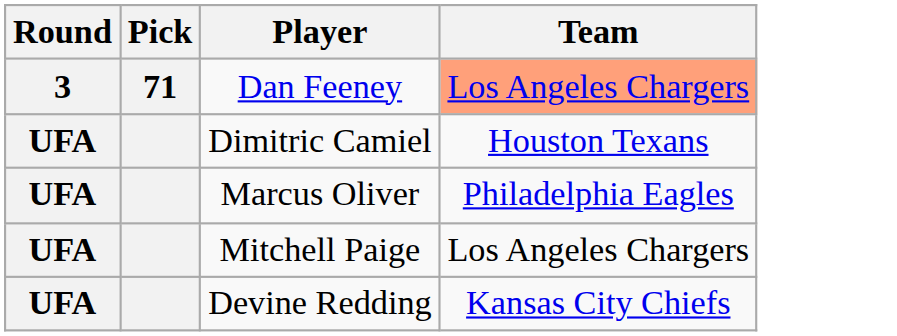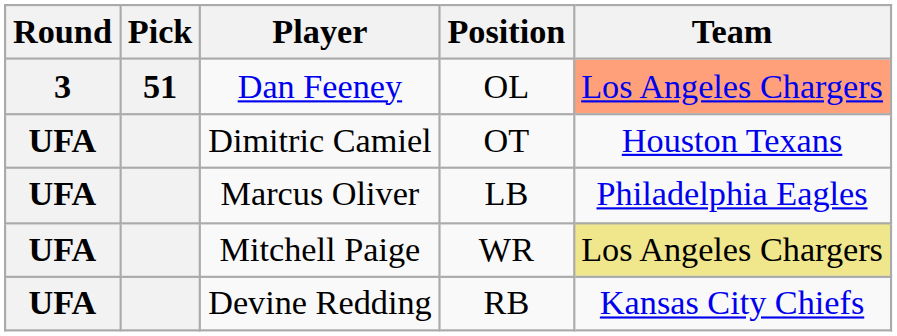+ column: (506, 31)
(160, 85) 71 -> (160, 85) 51
(598, 248) no background -> (732, 248) khaki background
